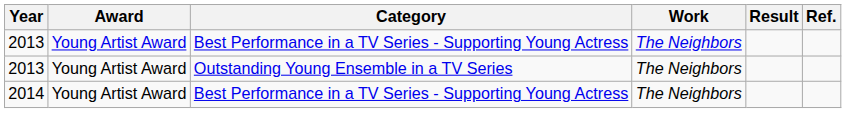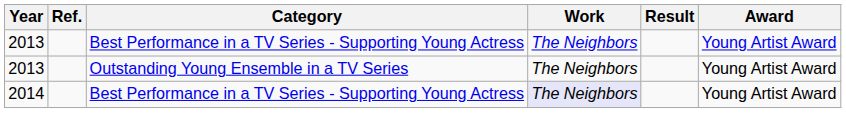columns swapped: (119, 17) <-> (821, 17)
(689, 94) no background -> (585, 94) lavender background
